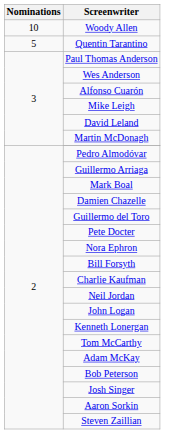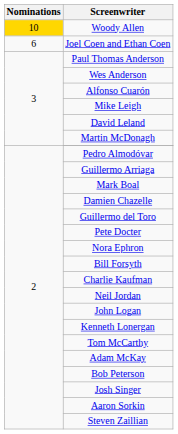(34, 28) no background -> (34, 28) gold background
+ row: (118, 43)
- row: (111, 43)
